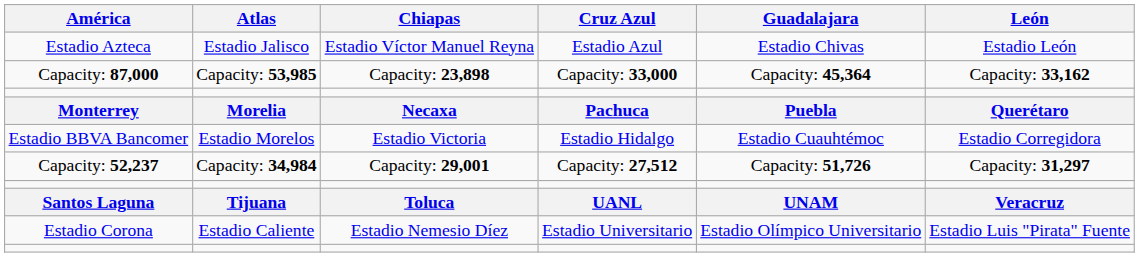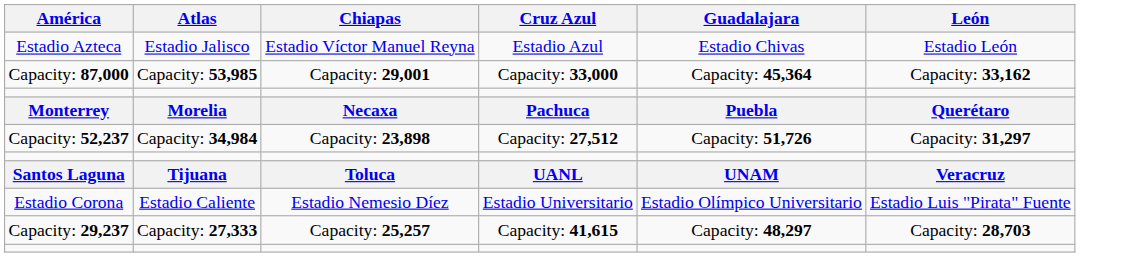(429, 74) Capacity: 23,898 -> (370, 74) Capacity: 29,001
- row: (98, 138)
(429, 166) Capacity: 29,001 -> (370, 138) Capacity: 23,898
+ row: (69, 230)
